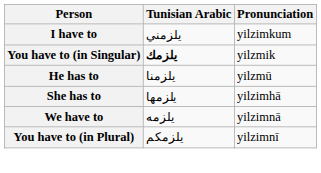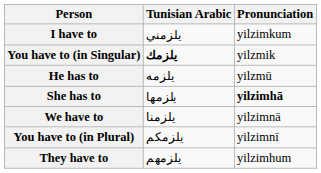(161, 76) يلزمنا -> (160, 76) يلزمه
(259, 96) normal -> (260, 96) bold
(160, 117) يلزمه -> (161, 117) يلزمنا
+ row: (74, 158)
